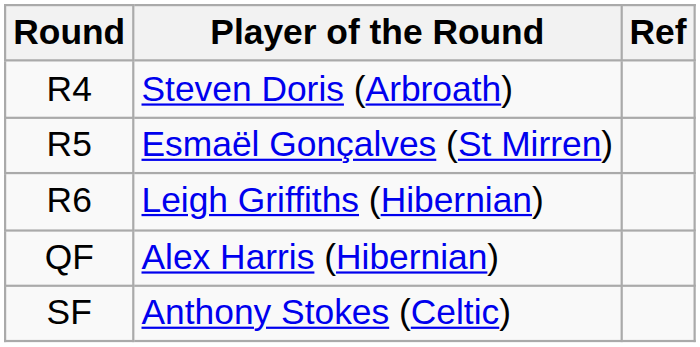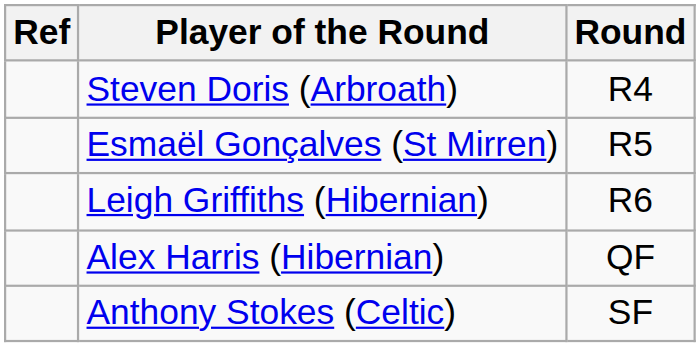columns swapped: (69, 32) <-> (658, 32)
